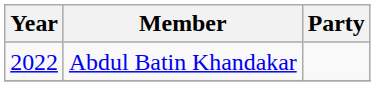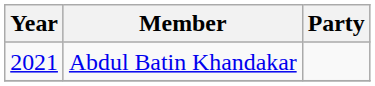(34, 61) 2022 -> (34, 61) 2021
